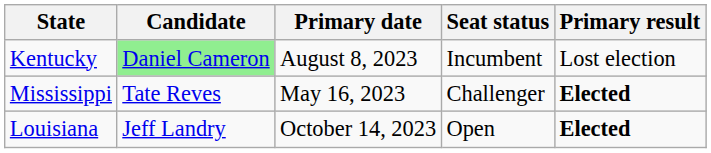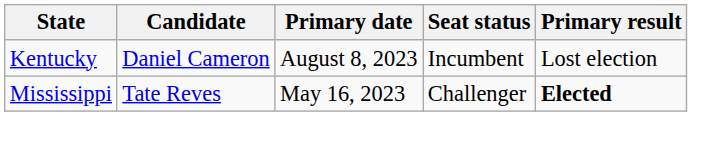(196, 57) lightgreen background -> (196, 57) no background
- row: (54, 128)
